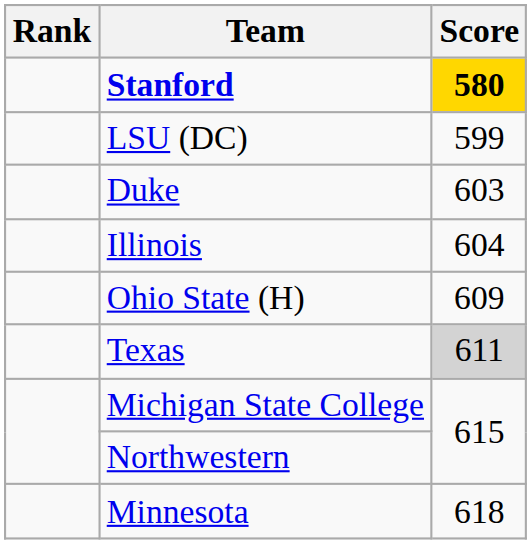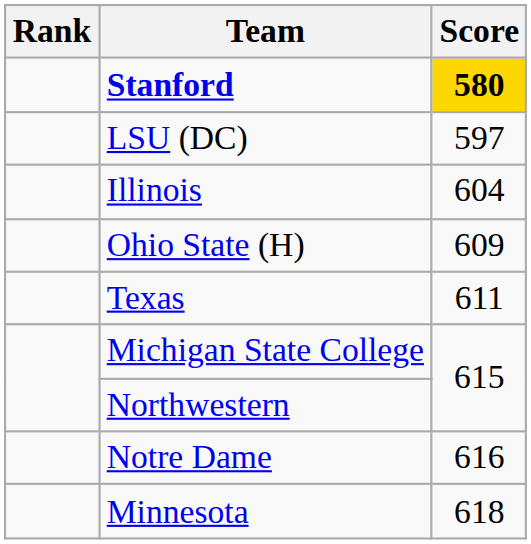(479, 137) 599 -> (479, 137) 597
- row: (143, 191)
(479, 350) lightgrey background -> (479, 297) no background
+ row: (189, 457)
